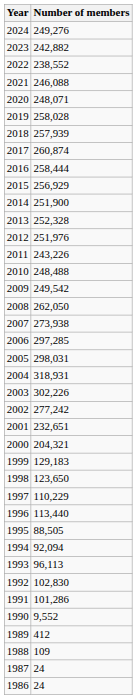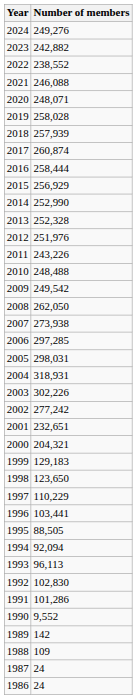(51, 202) 251,900 -> (51, 202) 252,990
(51, 513) 113,440 -> (51, 513) 103,441
(42, 634) 412 -> (42, 634) 142
